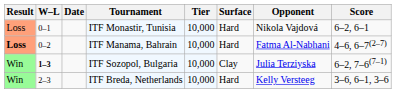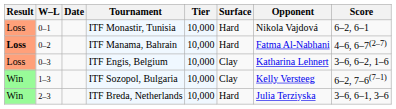+ row: (128, 62)
(44, 63) bold -> (44, 79) normal
(286, 63) Julia Terziyska -> (285, 79) Kelly Versteeg
(285, 80) Kelly Versteeg -> (286, 96) Julia Terziyska
